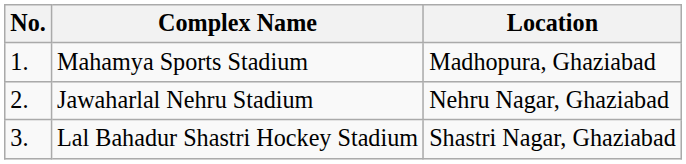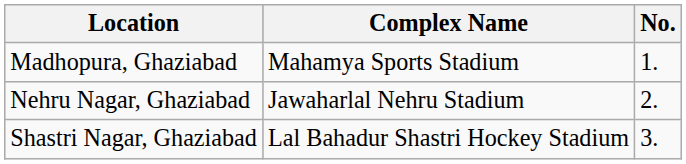columns swapped: (28, 23) <-> (552, 23)
